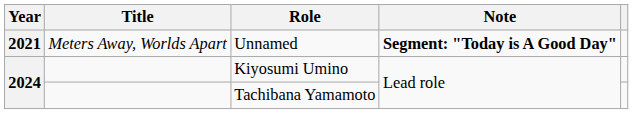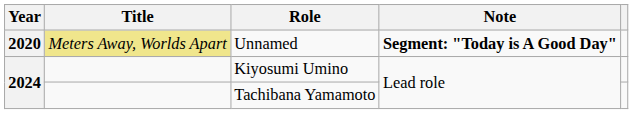(25, 43) 2021 -> (25, 43) 2020
(138, 43) no background -> (138, 43) khaki background
